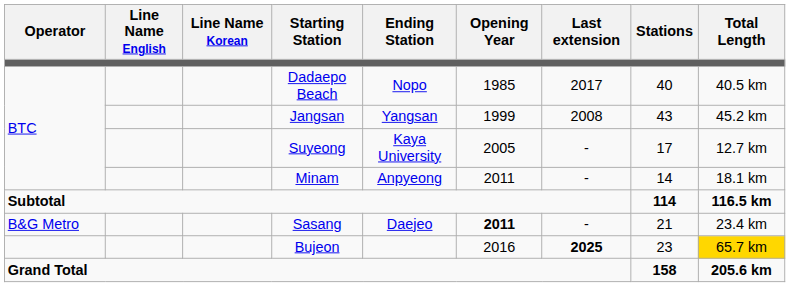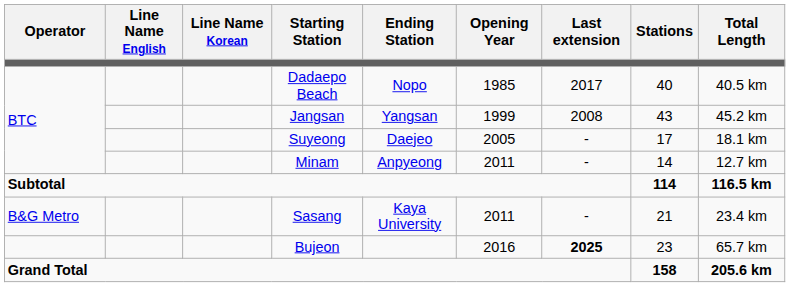(410, 147) Kaya University -> (410, 139) Daejeo
(742, 147) 12.7 km -> (742, 139) 18.1 km
(742, 178) 18.1 km -> (742, 162) 12.7 km
(410, 224) Daejeo -> (410, 216) Kaya University
(499, 224) bold -> (499, 216) normal
(742, 247) gold background -> (742, 247) no background
